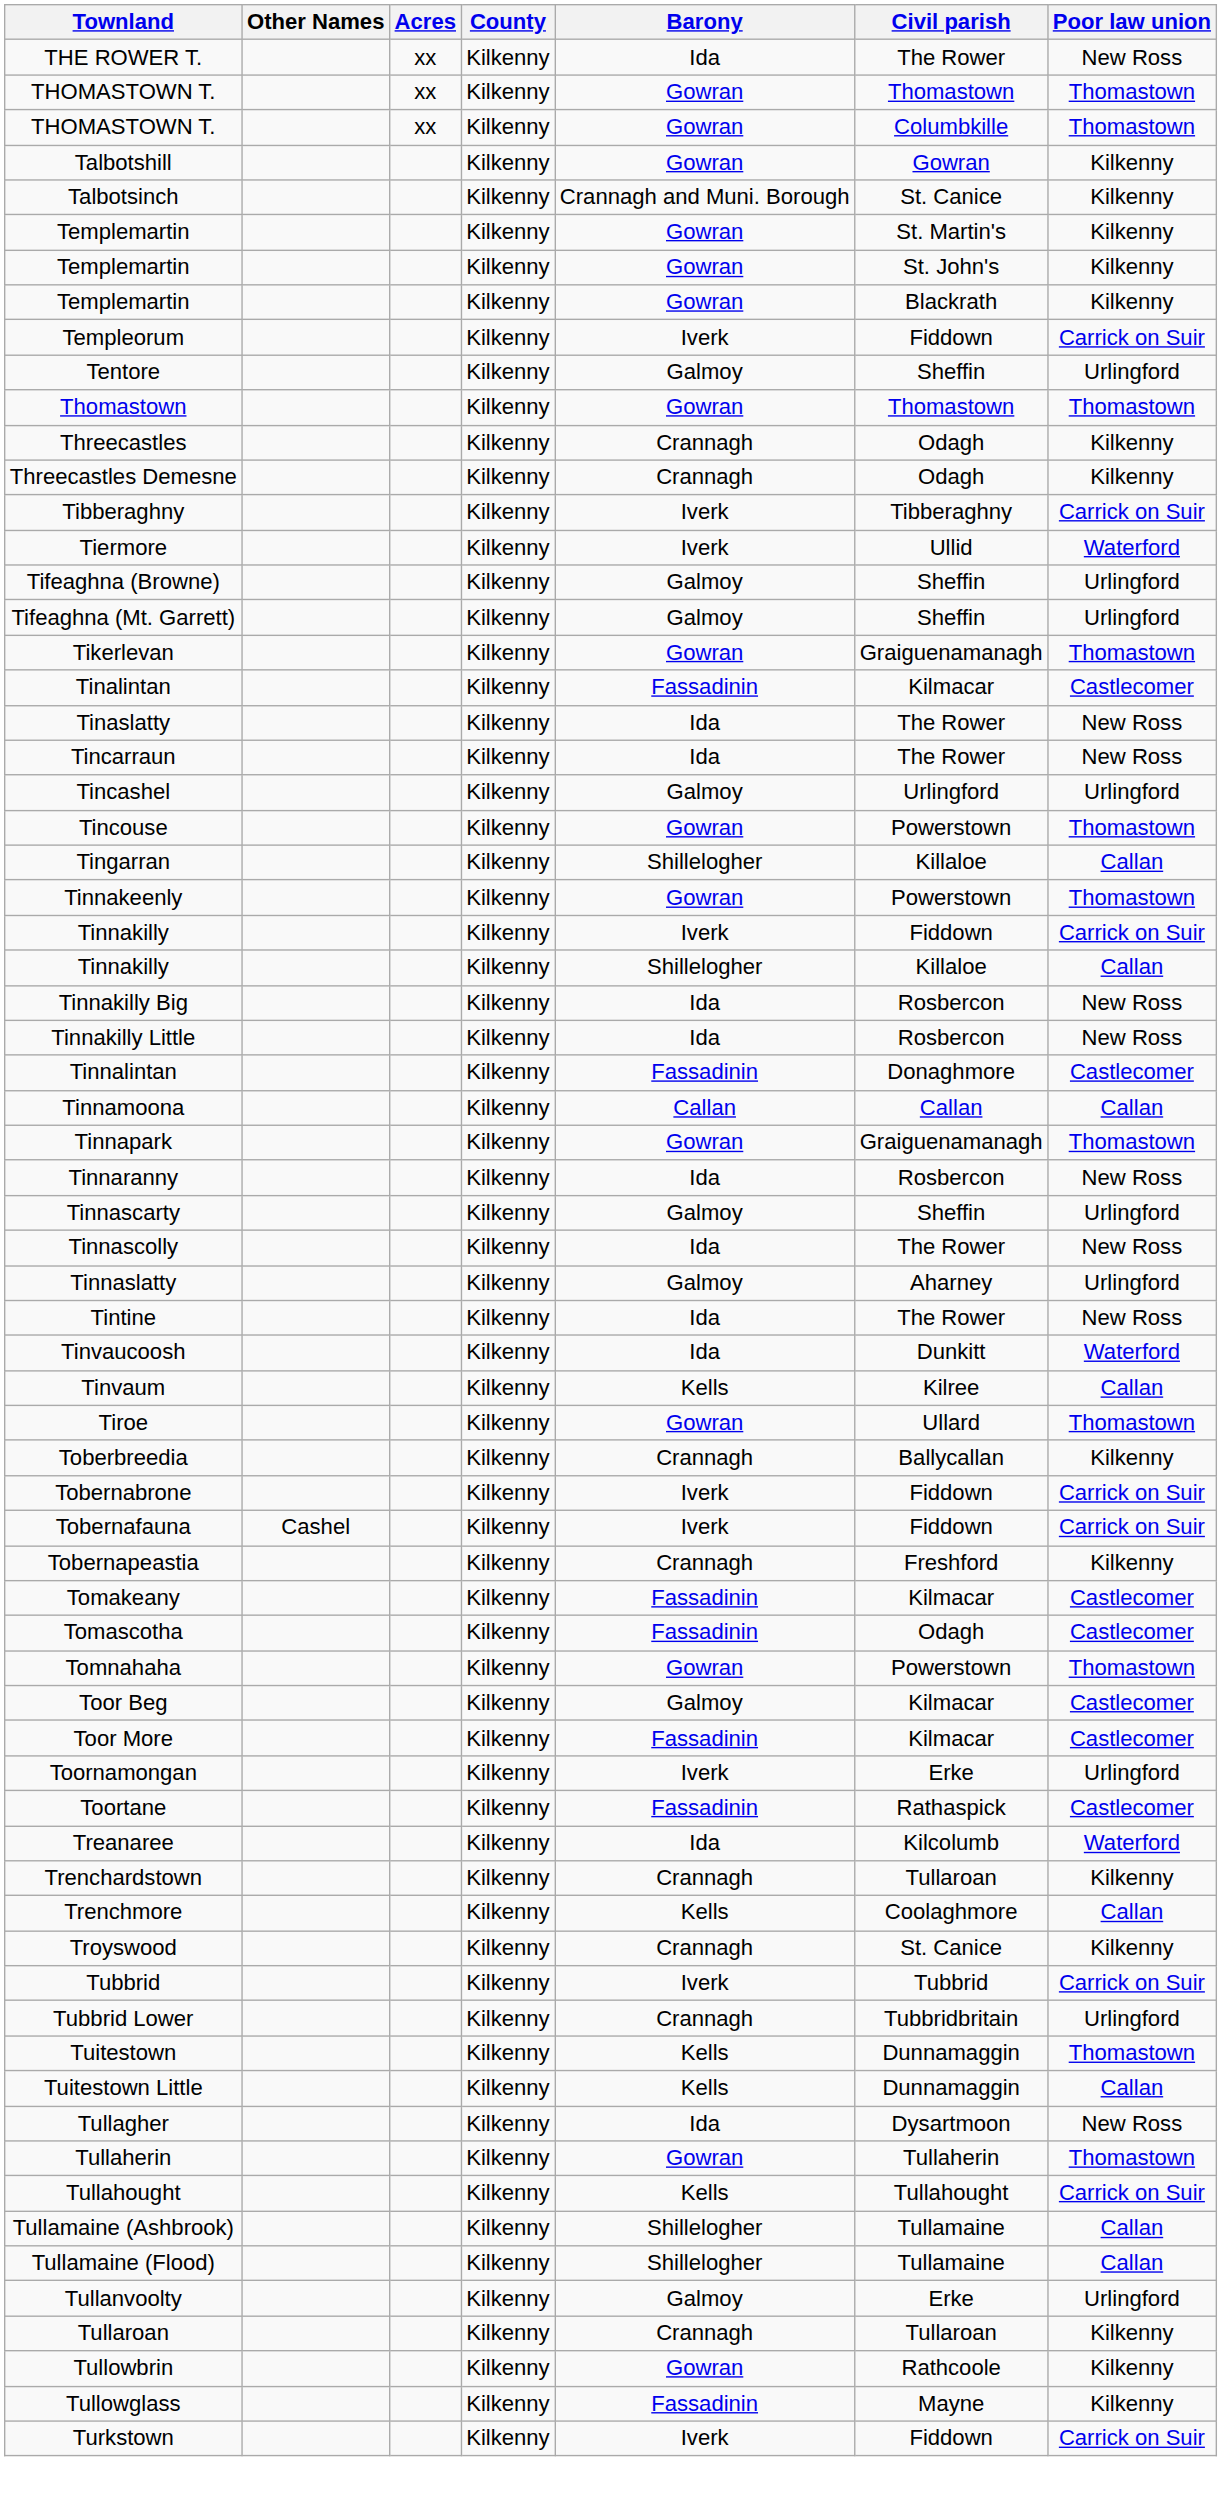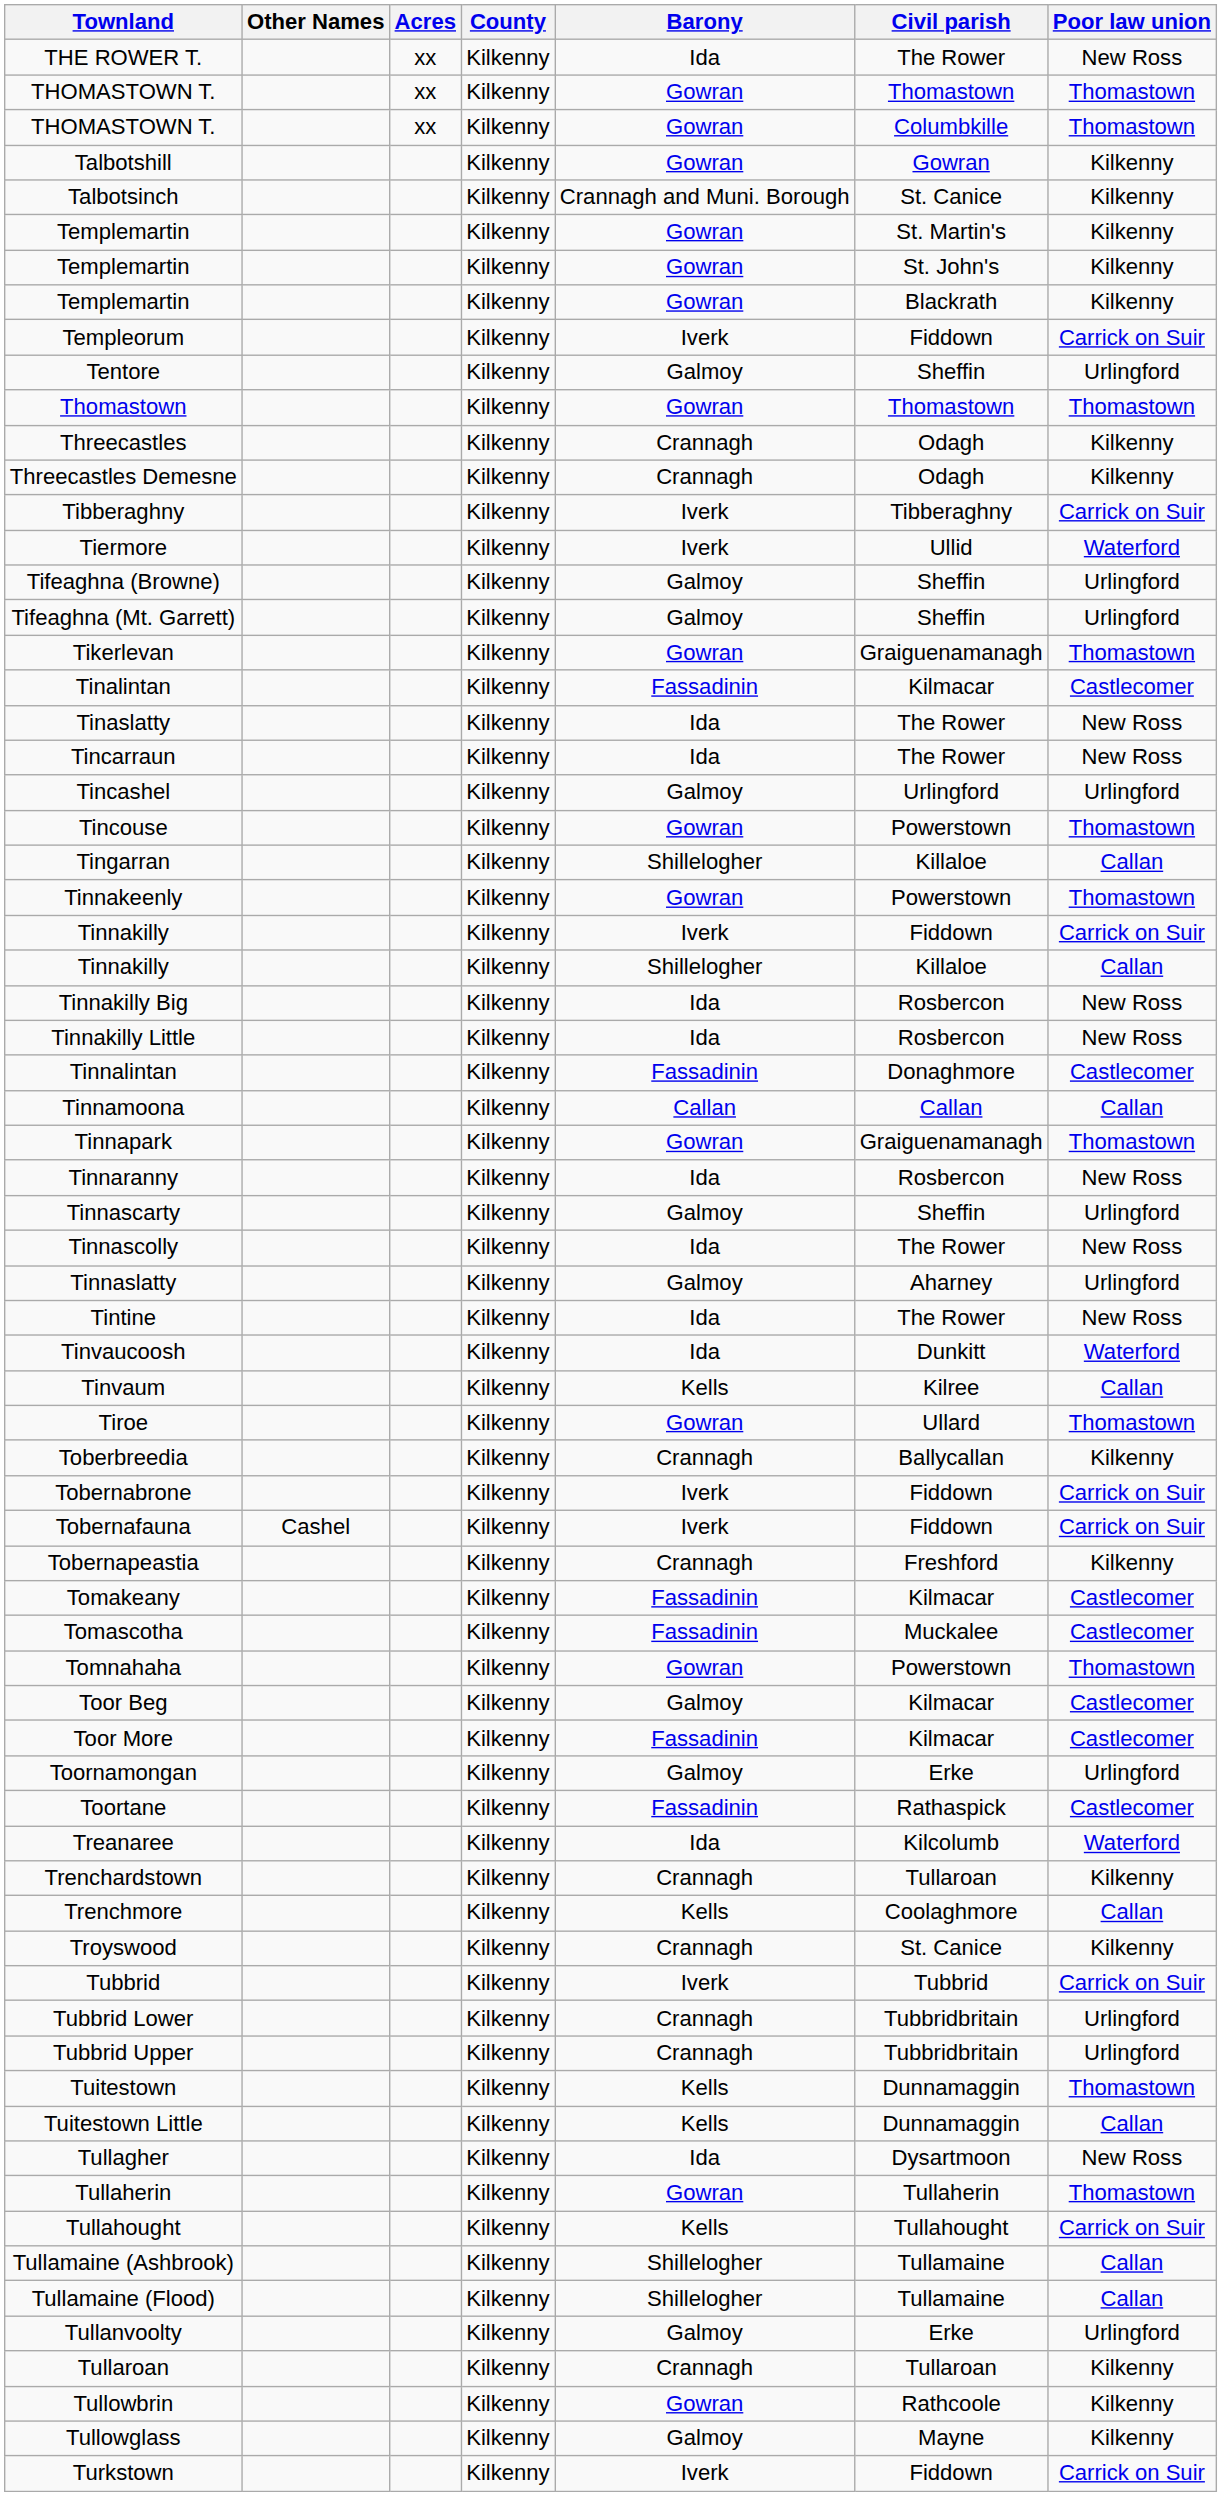(951, 1632) Odagh -> (951, 1632) Muckalee
(705, 1772) Iverk -> (705, 1772) Galmoy
+ row: (123, 2053)
(705, 2403) Fassadinin -> (705, 2438) Galmoy
